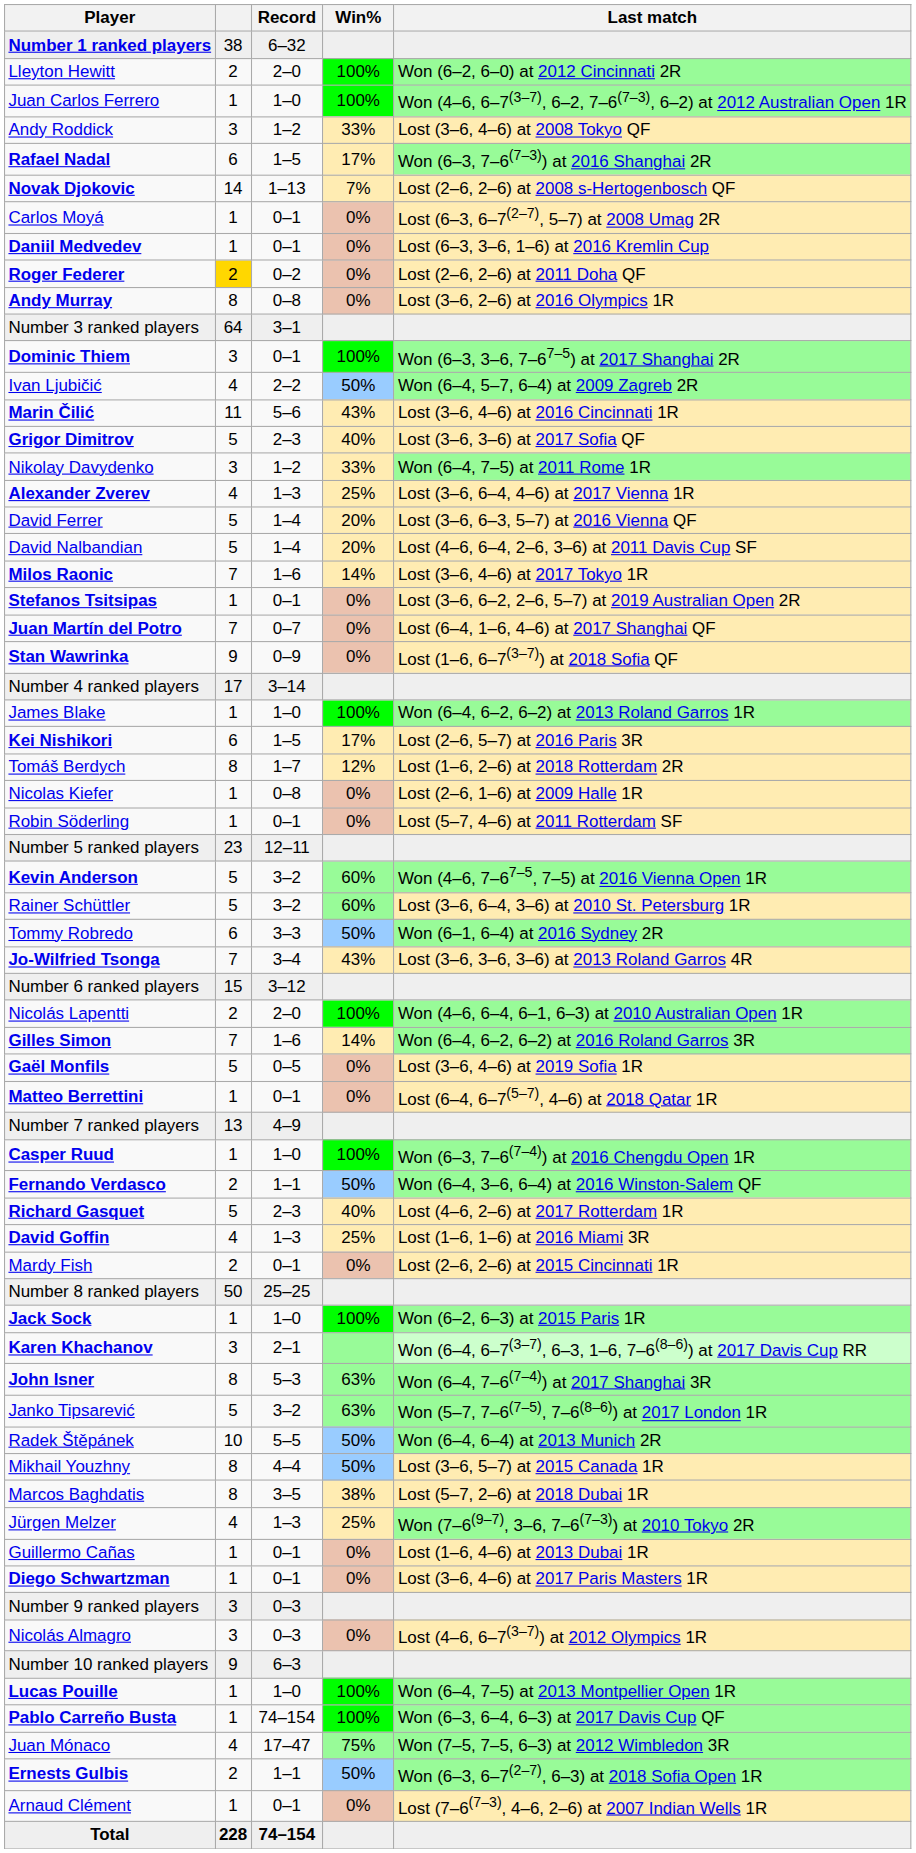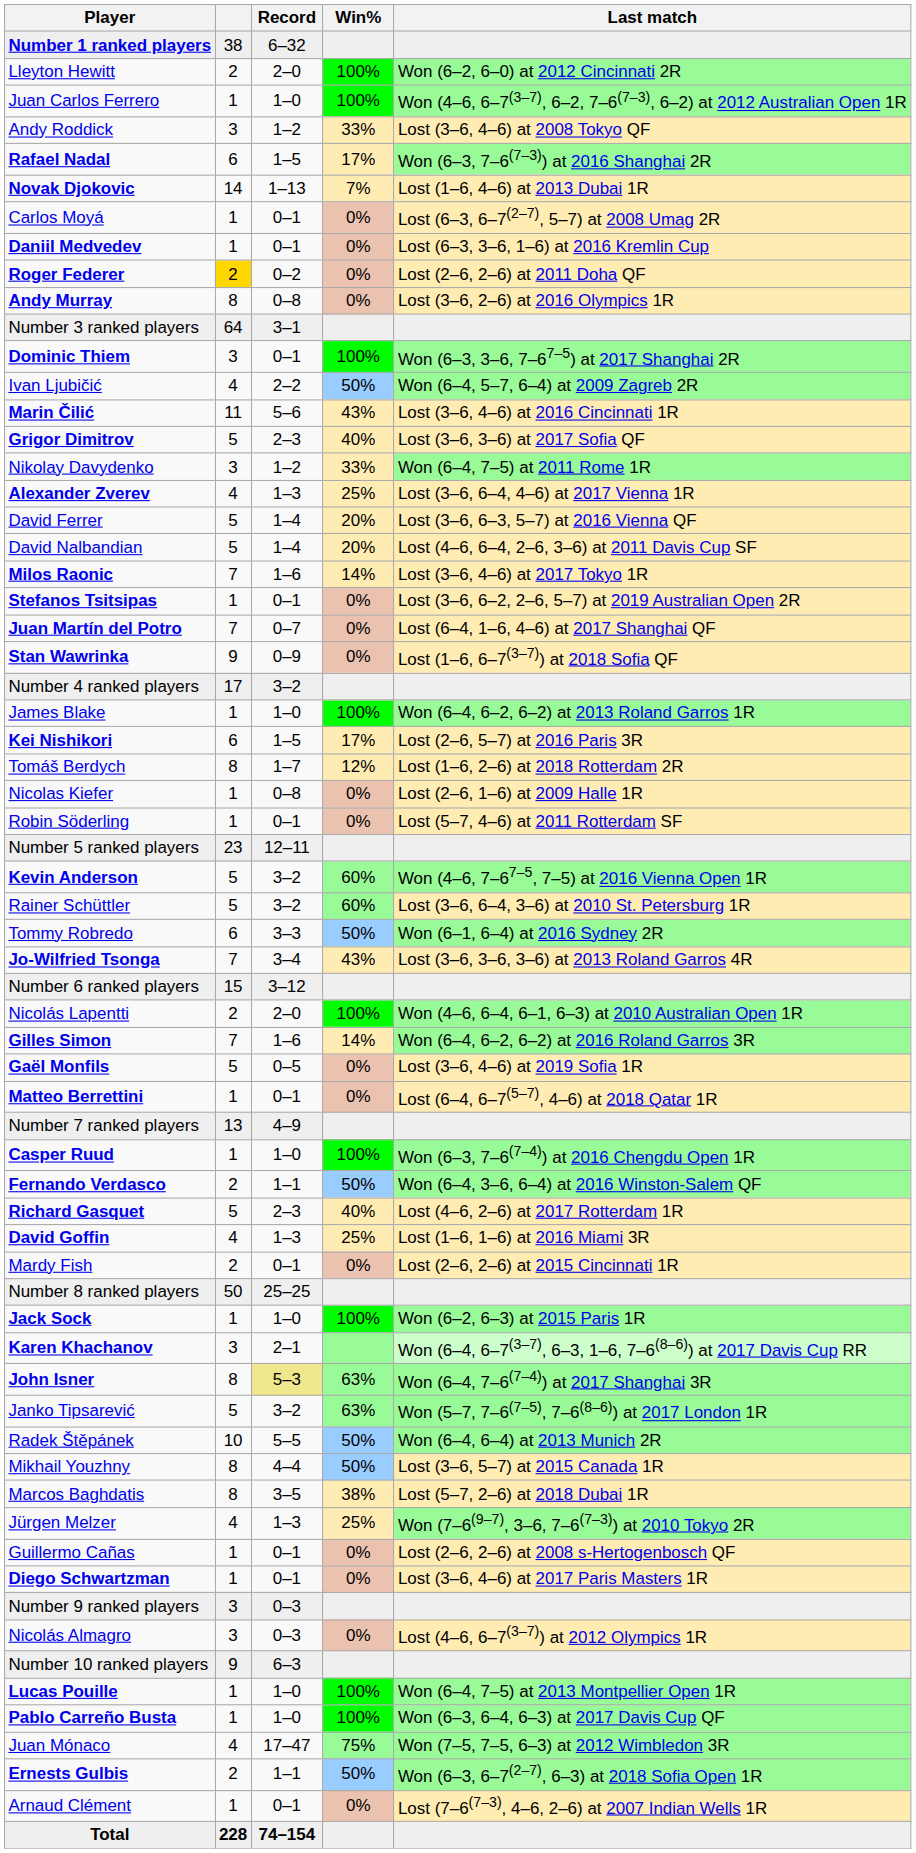(567, 188) Lost (2–6, 2–6) at 2008 s-Hertogenbosch QF -> (523, 188) Lost (1–6, 4–6) at 2013 Dubai 1R
(287, 686) 3–14 -> (287, 686) 3–2
(287, 1379) no background -> (287, 1379) khaki background
(523, 1552) Lost (1–6, 4–6) at 2013 Dubai 1R -> (567, 1552) Lost (2–6, 2–6) at 2008 s-Hertogenbosch QF
(287, 1718) 74–154 -> (287, 1718) 1–0
